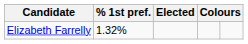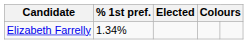(111, 30) 1.32% -> (111, 30) 1.34%
